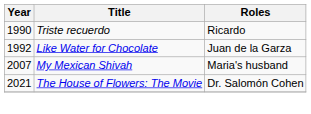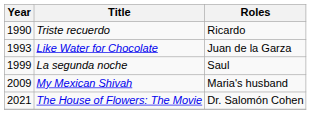(19, 48) 1992 -> (19, 48) 1993
+ row: (82, 65)
(19, 65) 2007 -> (19, 83) 2009
